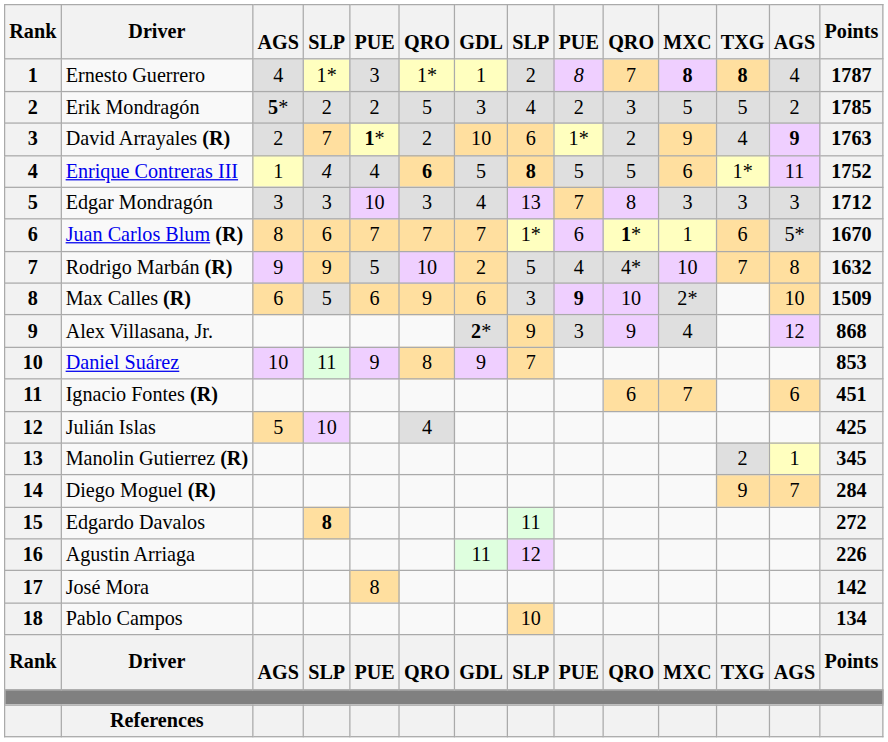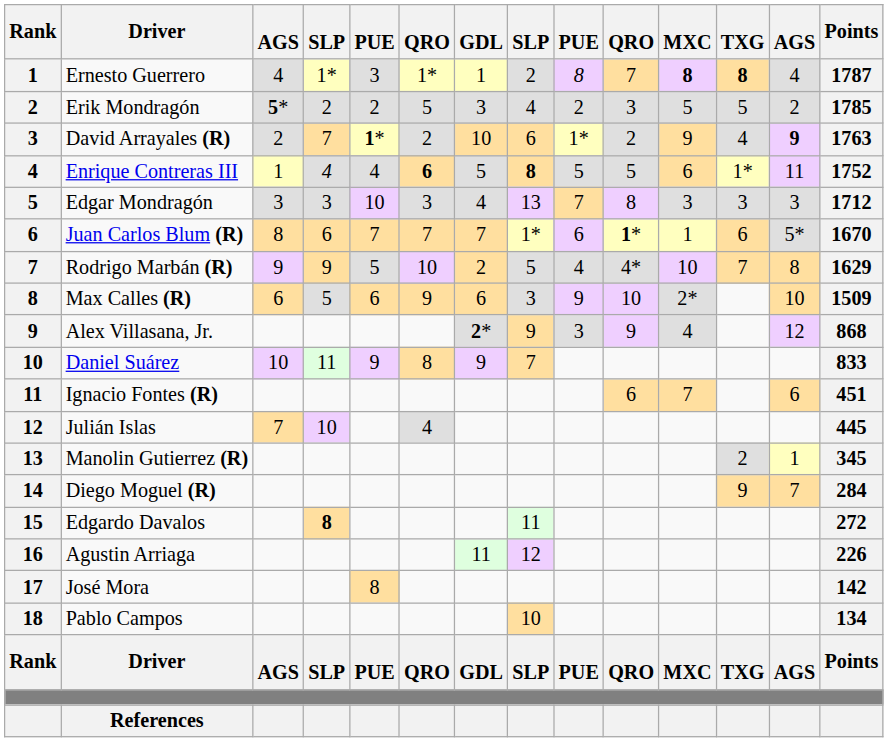(851, 266) 1632 -> (851, 266) 1629
(579, 298) bold -> (579, 298) normal
(851, 362) 853 -> (851, 362) 833
(278, 426) 5 -> (278, 426) 7
(851, 426) 425 -> (851, 426) 445
